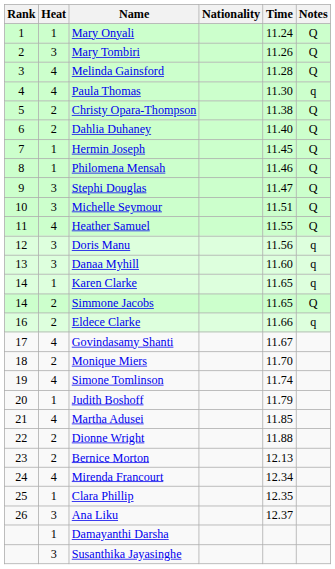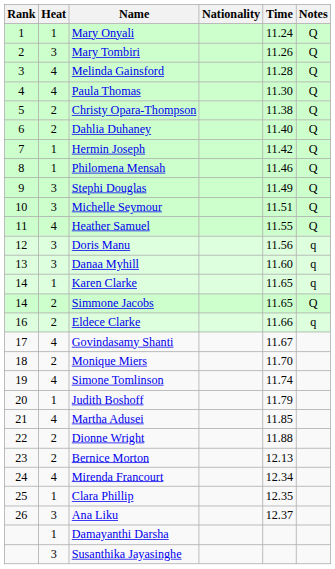(313, 91) q -> (313, 91) Q
(279, 149) 11.45 -> (279, 149) 11.42
(279, 187) 11.47 -> (279, 187) 11.49
